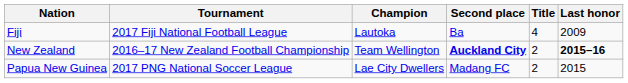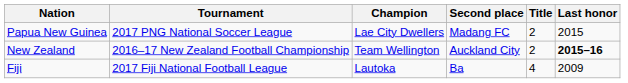rows swapped: (14, 31) <-> (57, 68)
(488, 50) bold -> (485, 50) normal
